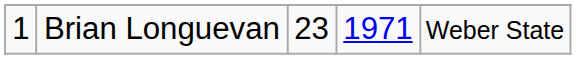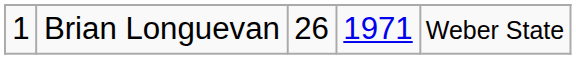(312, 29) 23 -> (312, 29) 26
